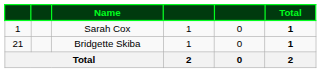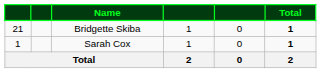rows swapped: (107, 28) <-> (107, 44)
